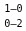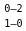rows swapped: (13, 8) <-> (13, 23)
